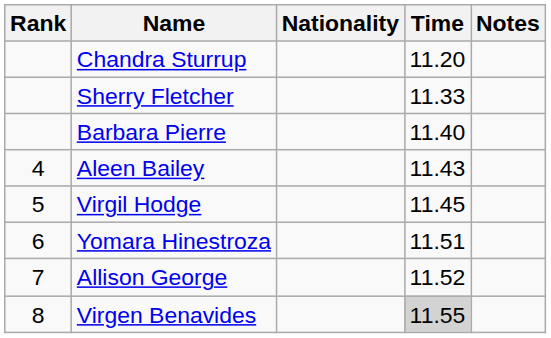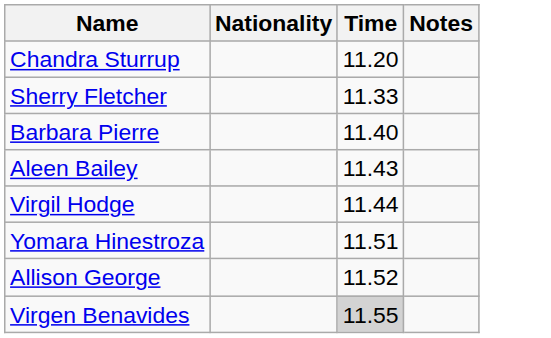- column: (38, 23)
(437, 205) 11.45 -> (371, 205) 11.44
